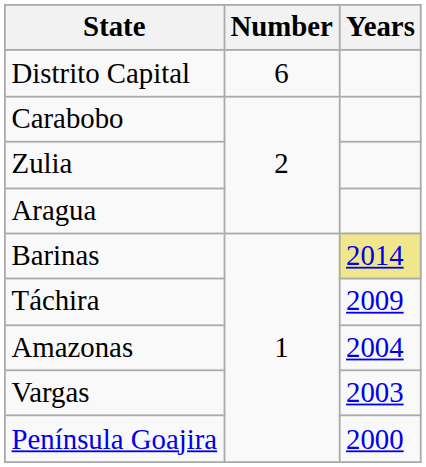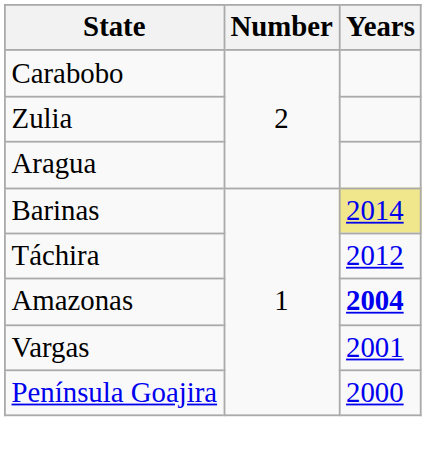- row: (101, 73)
(375, 301) 2009 -> (375, 255) 2012
(375, 347) normal -> (375, 301) bold
(375, 392) 2003 -> (375, 347) 2001
